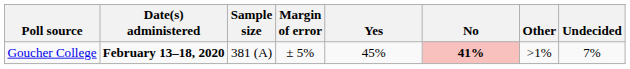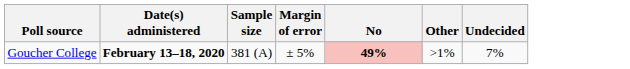- column: (374, 31)
(471, 52) 41% -> (374, 52) 49%
